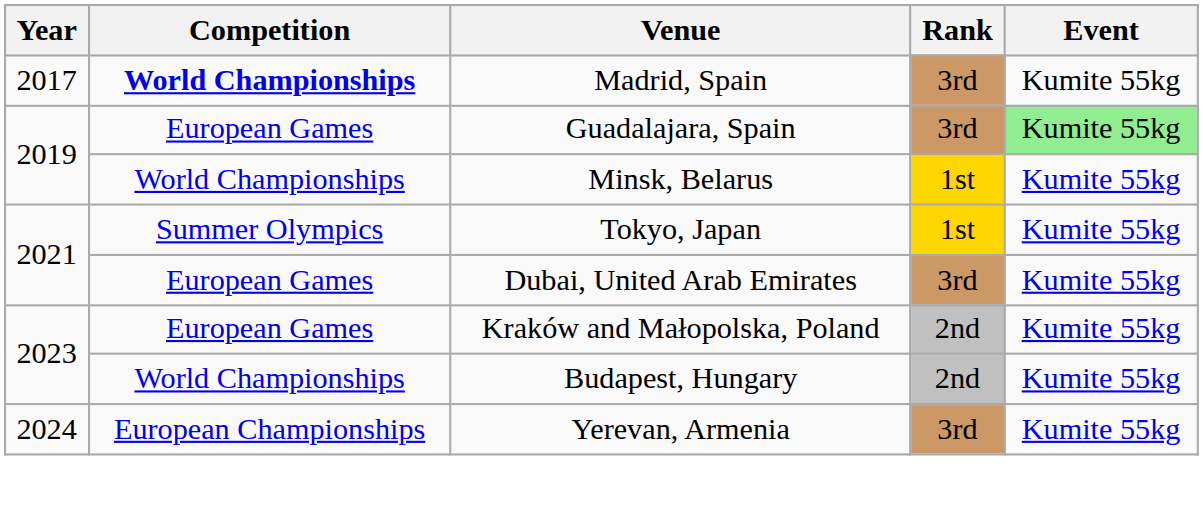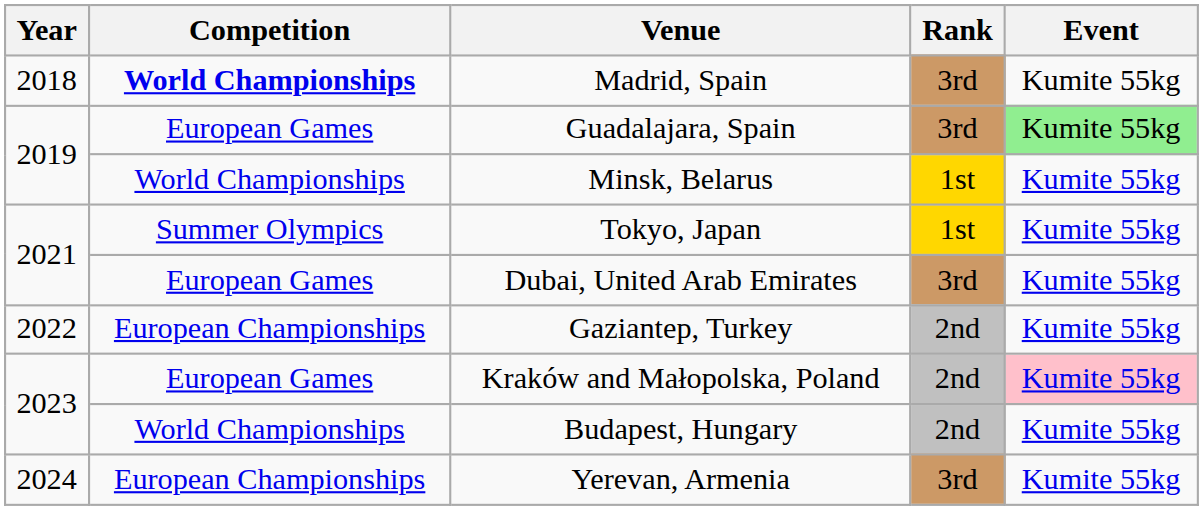(47, 79) 2017 -> (47, 79) 2018
+ row: (681, 329)
(1101, 329) no background -> (1101, 378) pink background
